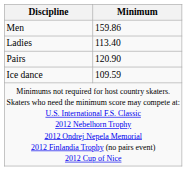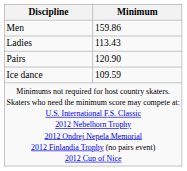(108, 44) 113.40 -> (108, 44) 113.43
